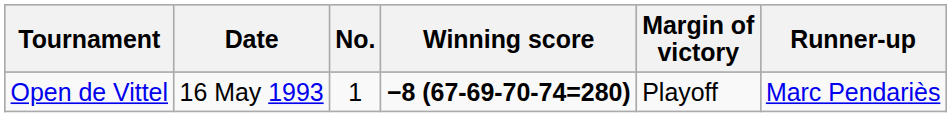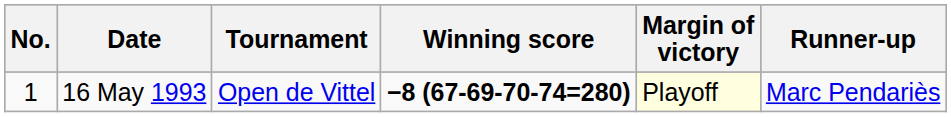columns swapped: (355, 39) <-> (89, 39)
(680, 92) no background -> (680, 92) lightyellow background
